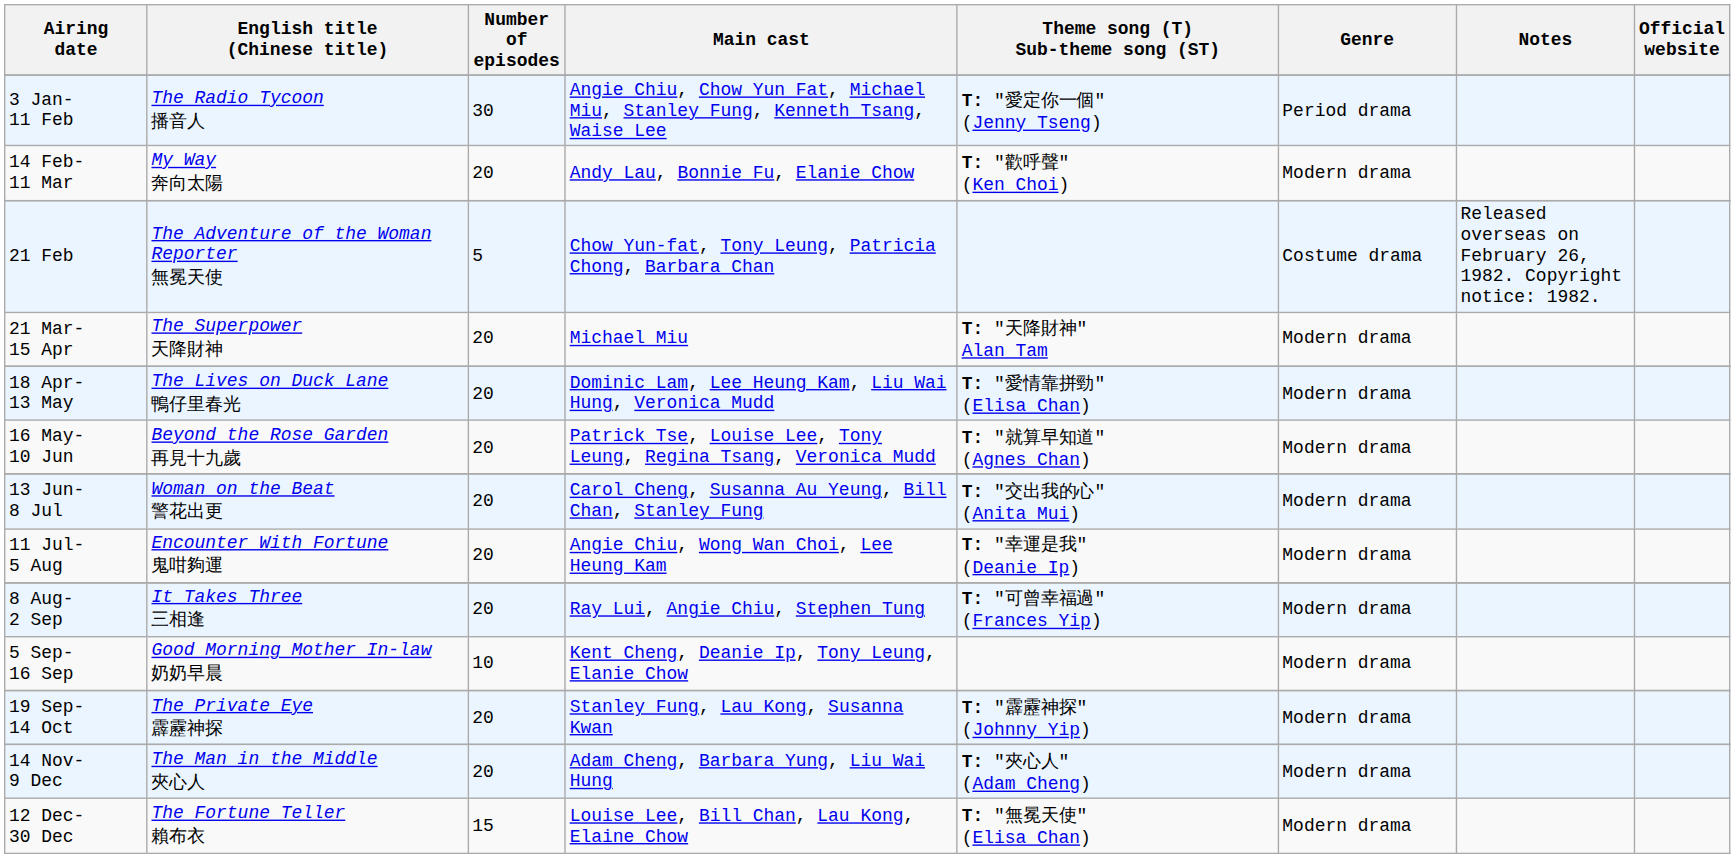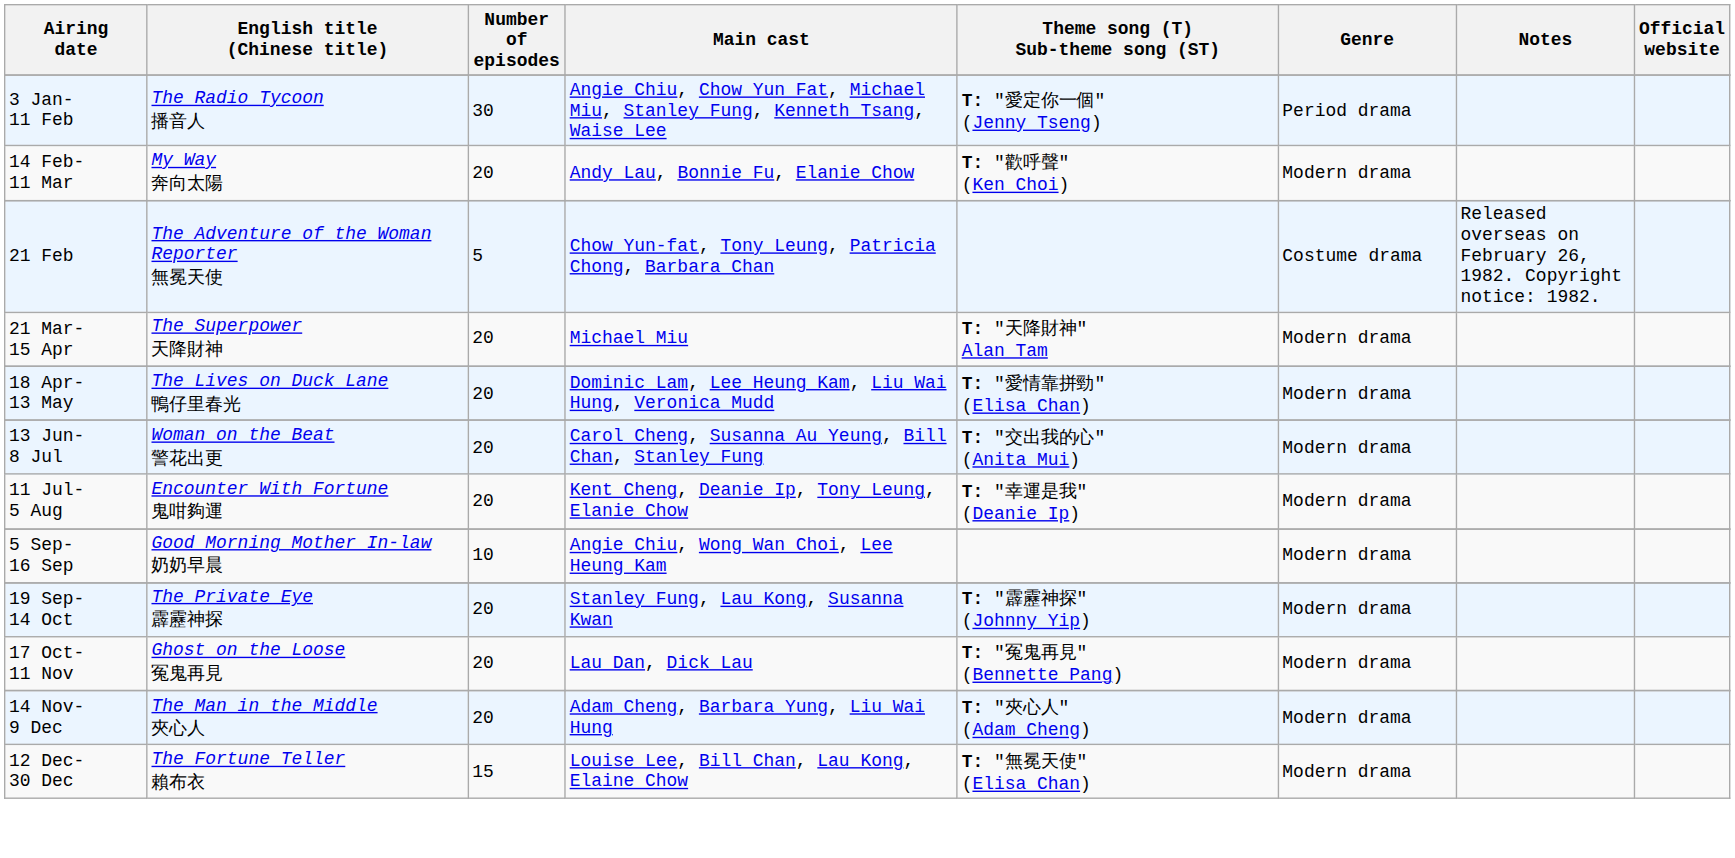- row: (47, 447)
(731, 555) Angie Chiu, Wong Wan Choi, Lee Heung Kam -> (753, 501) Kent Cheng, Deanie Ip, Tony Leung, Elanie Chow
- row: (41, 610)
(753, 664) Kent Cheng, Deanie Ip, Tony Leung, Elanie Chow -> (731, 555) Angie Chiu, Wong Wan Choi, Lee Heung Kam
+ row: (47, 664)
